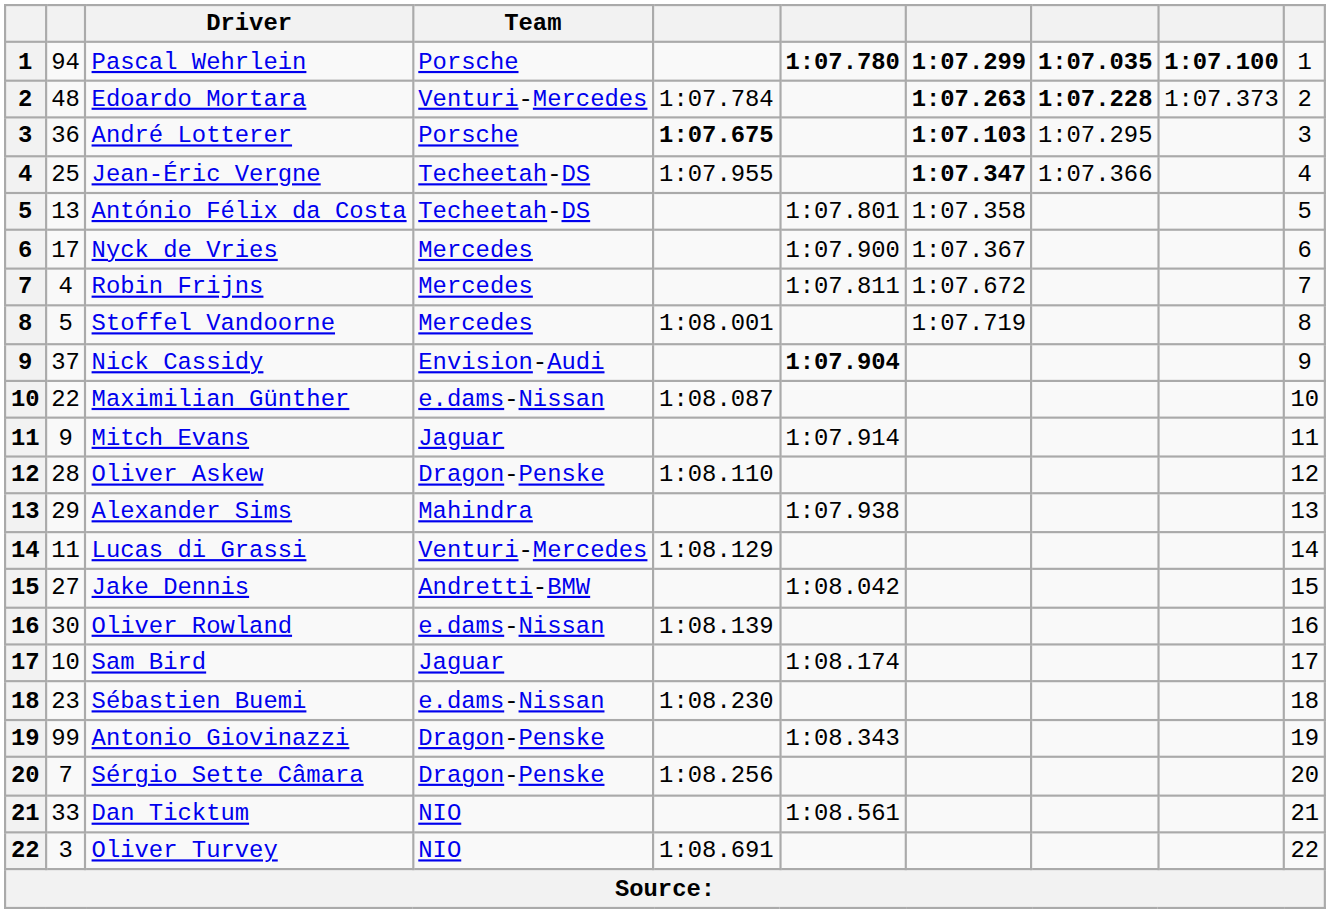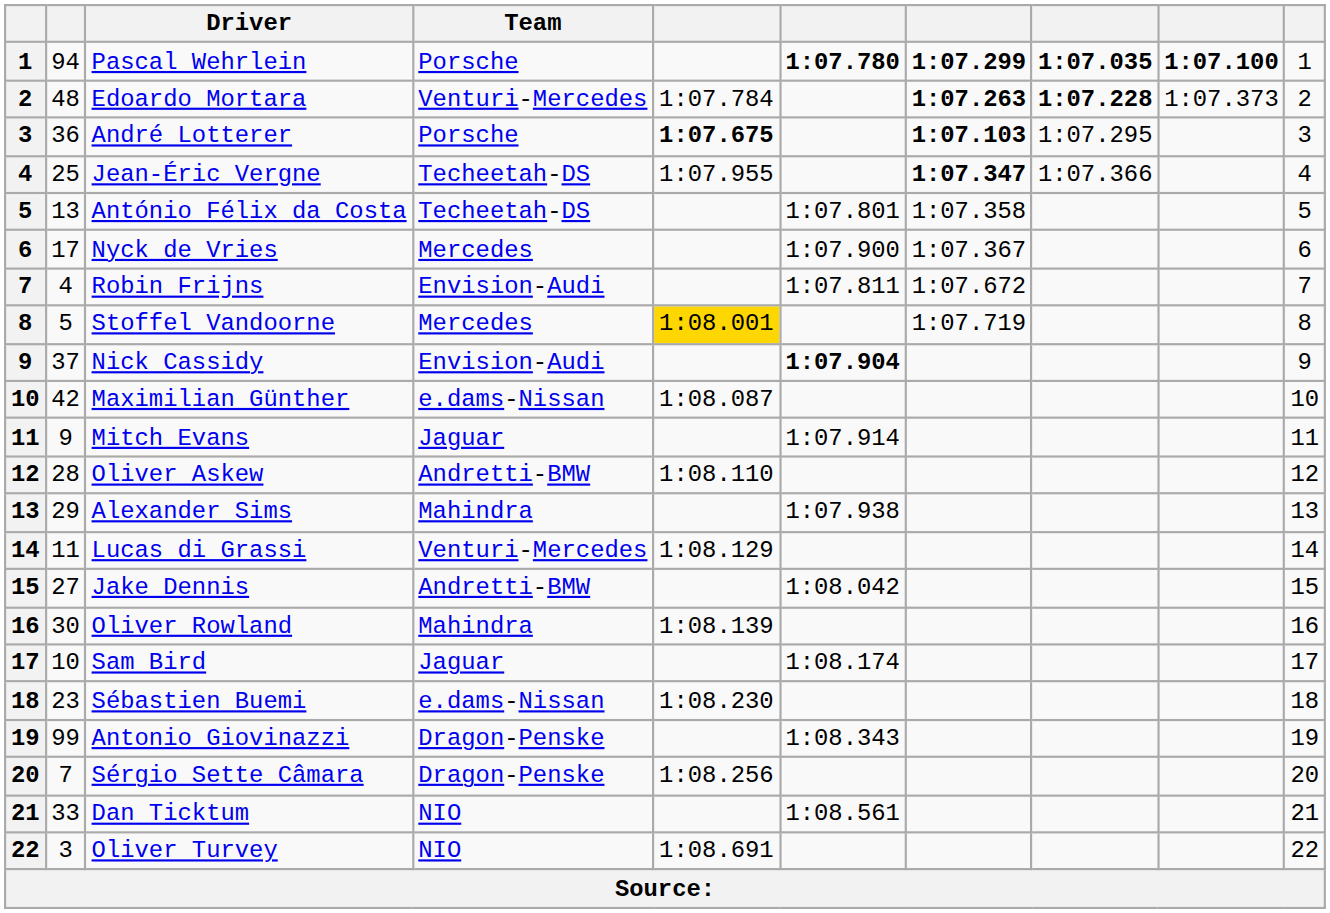(476, 287) Mercedes -> (511, 287) Envision-Audi
(716, 325) no background -> (716, 325) gold background
(66, 400) 22 -> (66, 400) 42
(511, 475) Dragon-Penske -> (504, 475) Andretti-BMW
(511, 625) e.dams-Nissan -> (476, 625) Mahindra
